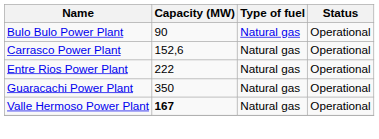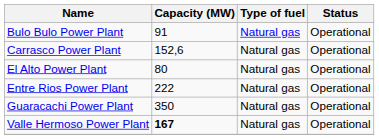(161, 32) 90 -> (161, 32) 91
+ row: (57, 69)
